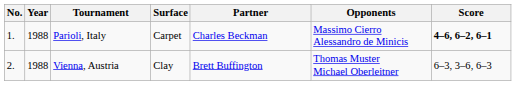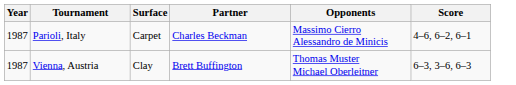- column: (15, 12)
(38, 35) 1988 -> (17, 35) 1987
(463, 35) bold -> (442, 35) normal
(38, 65) 1988 -> (17, 65) 1987
